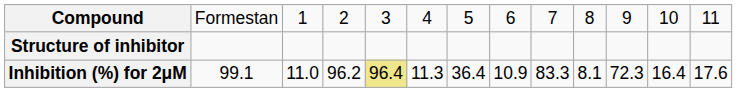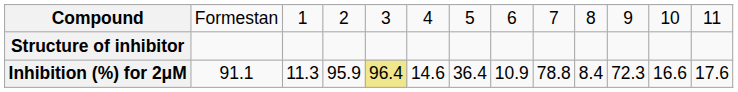(237, 73) 99.1 -> (237, 73) 91.1
(303, 73) 11.0 -> (303, 73) 11.3
(344, 73) 96.2 -> (344, 73) 95.9
(427, 73) 11.3 -> (428, 73) 14.6
(553, 73) 83.3 -> (554, 73) 78.8
(590, 73) 8.1 -> (591, 73) 8.4
(669, 73) 16.4 -> (670, 73) 16.6
